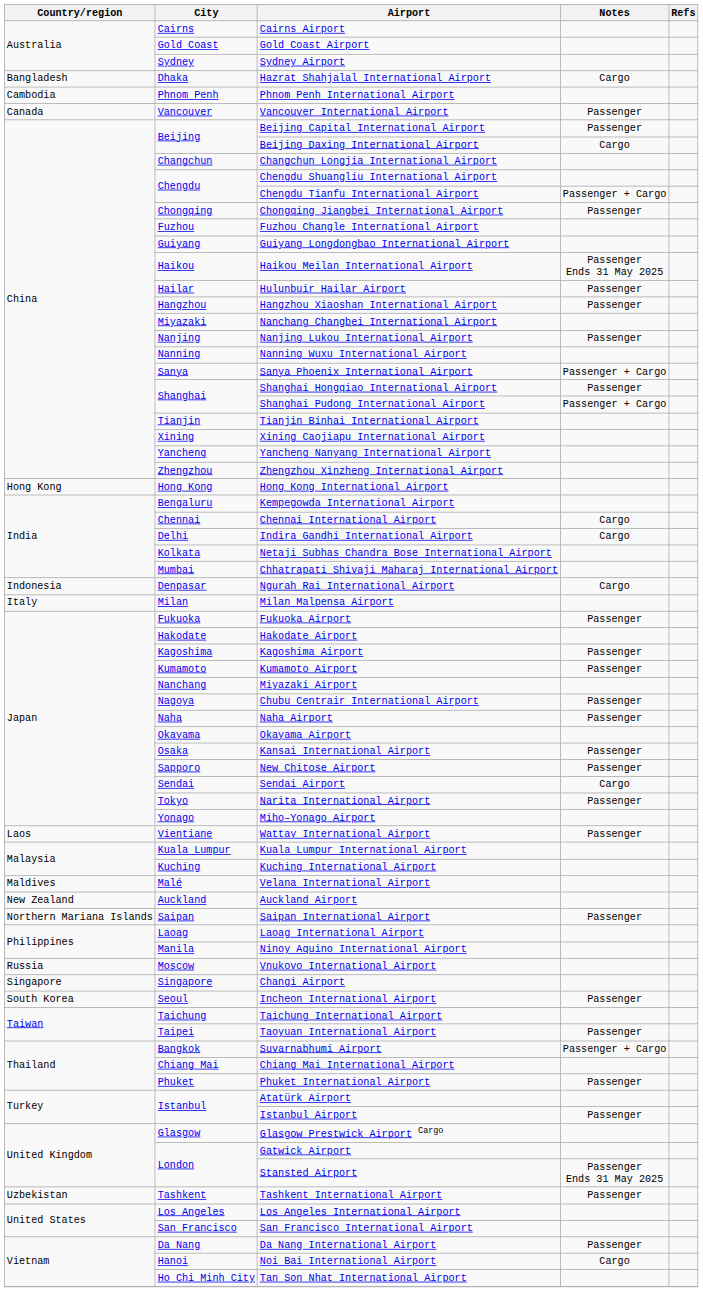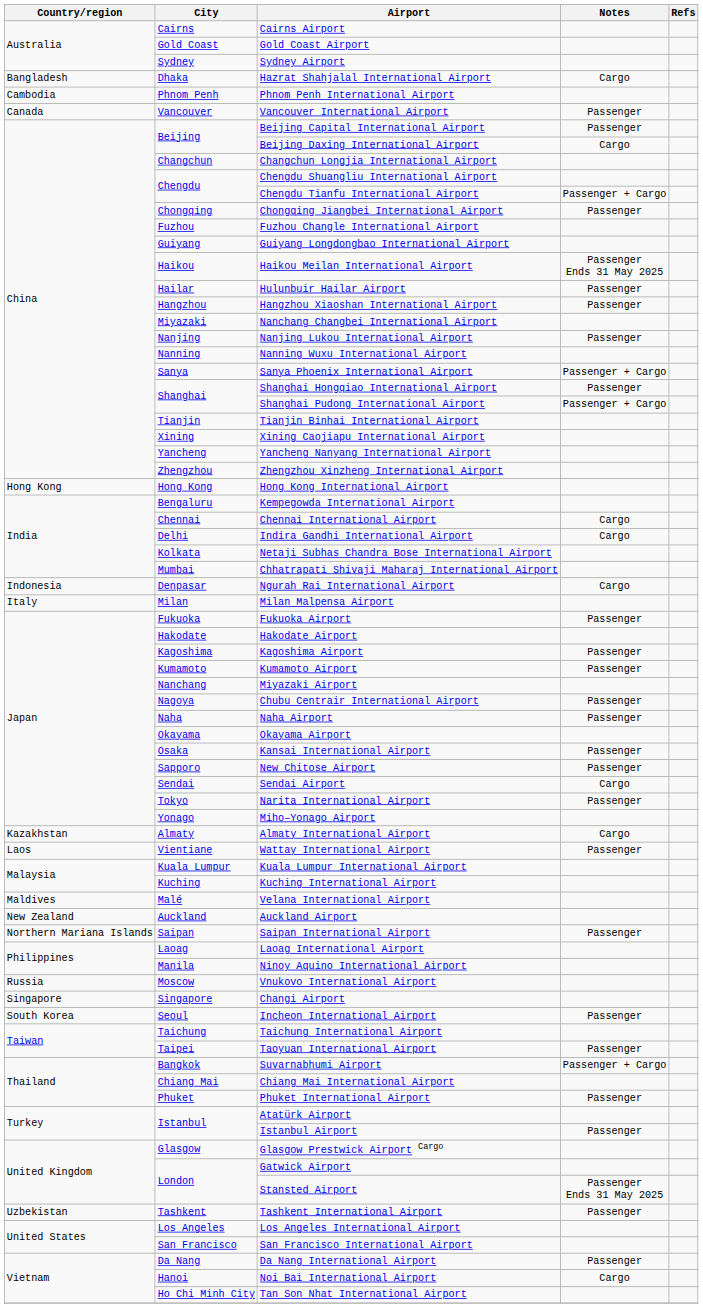+ row: (345, 834)
